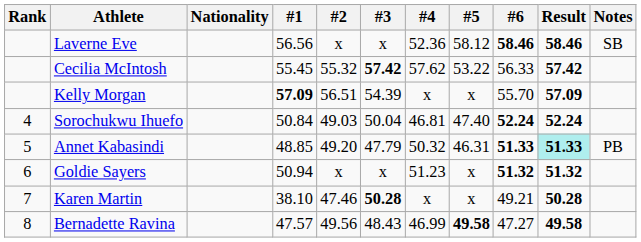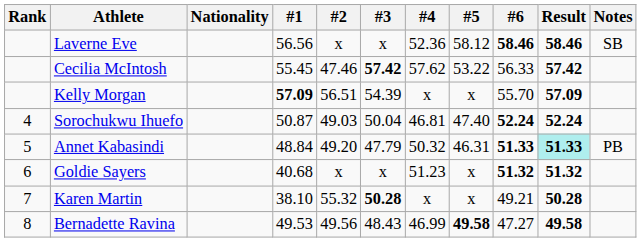(339, 69) 55.32 -> (339, 69) 47.46
(294, 120) 50.84 -> (294, 120) 50.87
(294, 146) 48.85 -> (294, 146) 48.84
(294, 172) 50.94 -> (294, 172) 40.68
(339, 198) 47.46 -> (339, 198) 55.32
(294, 224) 47.57 -> (294, 224) 49.53
